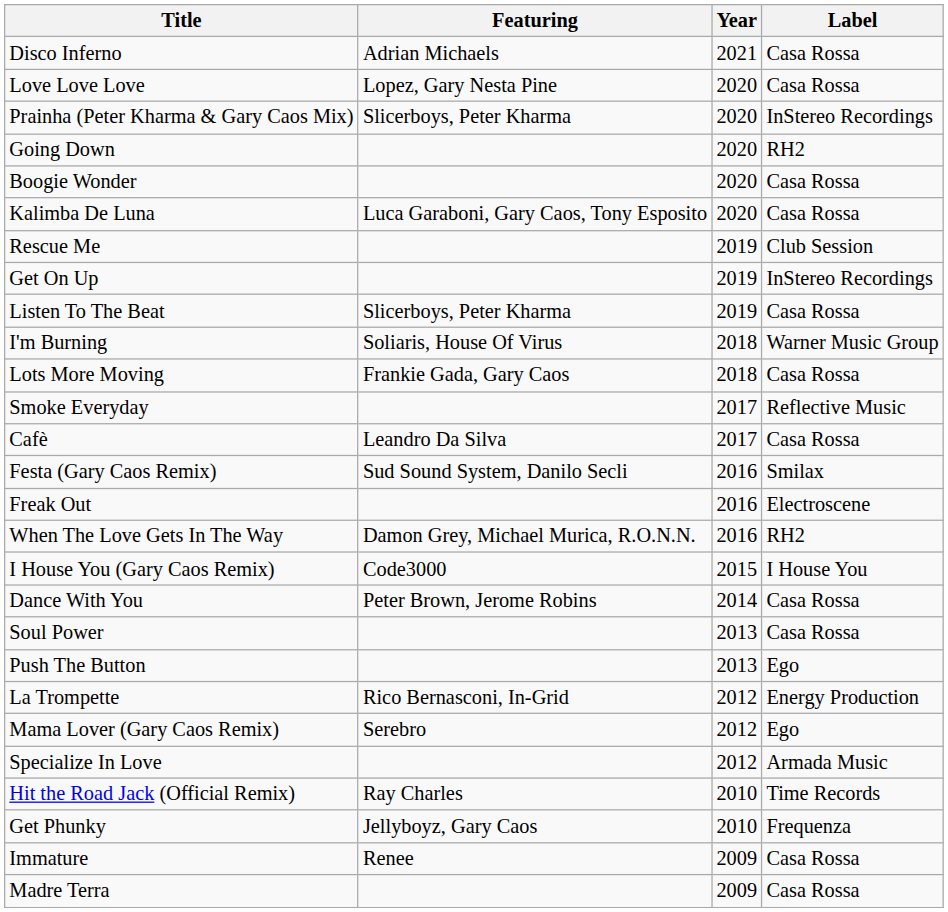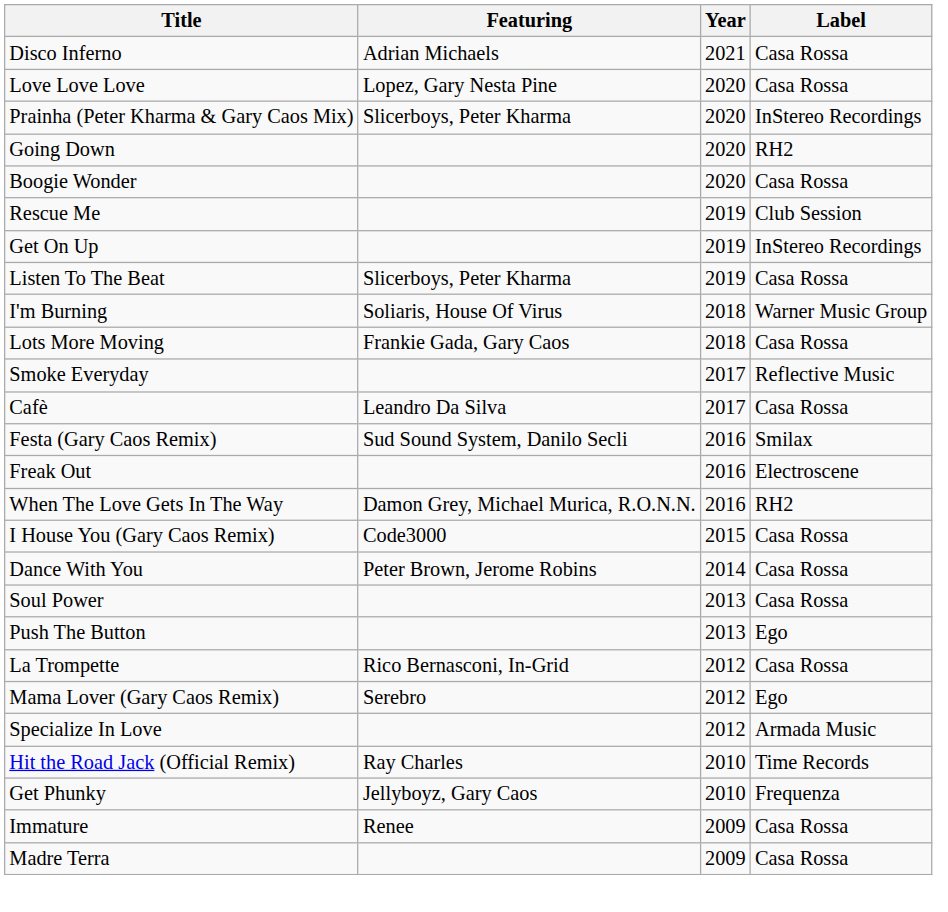- row: (82, 213)
(817, 568) I House You -> (802, 536) Casa Rossa
(843, 697) Energy Production -> (802, 665) Casa Rossa
